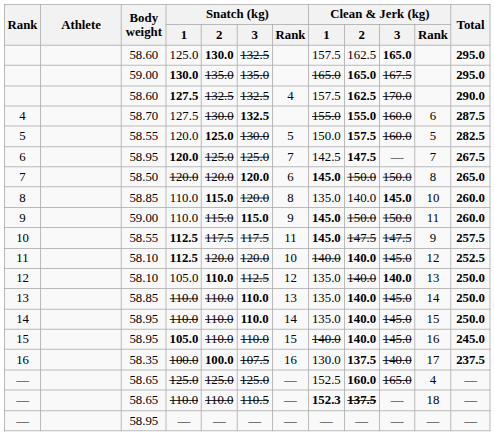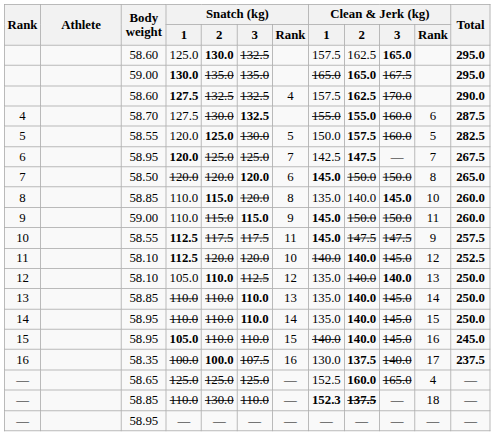(144, 400) 58.65 -> (144, 400) 58.85
(219, 400) 110.0 -> (219, 400) 130.0
(255, 400) 110.5 -> (255, 400) 110.0
